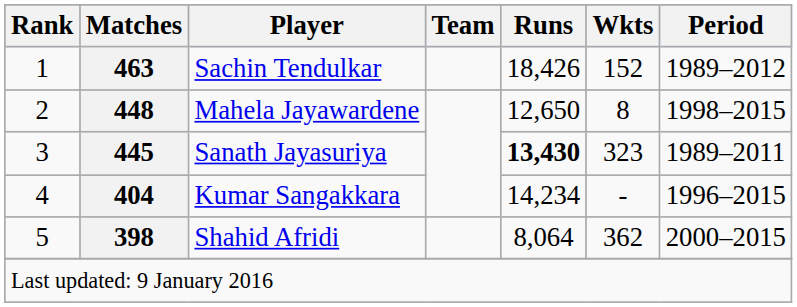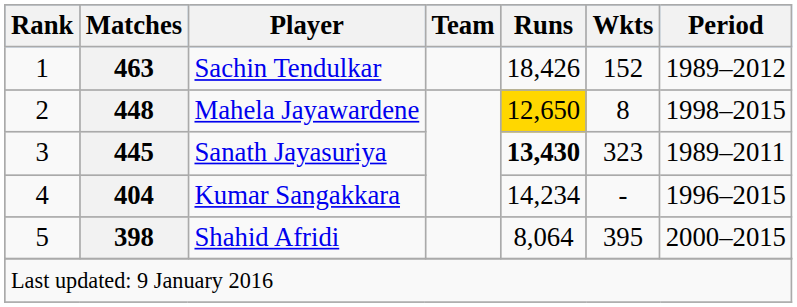(543, 110) no background -> (543, 110) gold background
(623, 237) 362 -> (623, 237) 395
